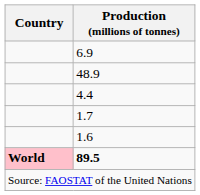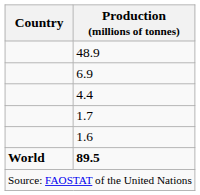rows swapped: (88, 73) <-> (85, 52)
(26, 158) pink background -> (26, 158) no background
